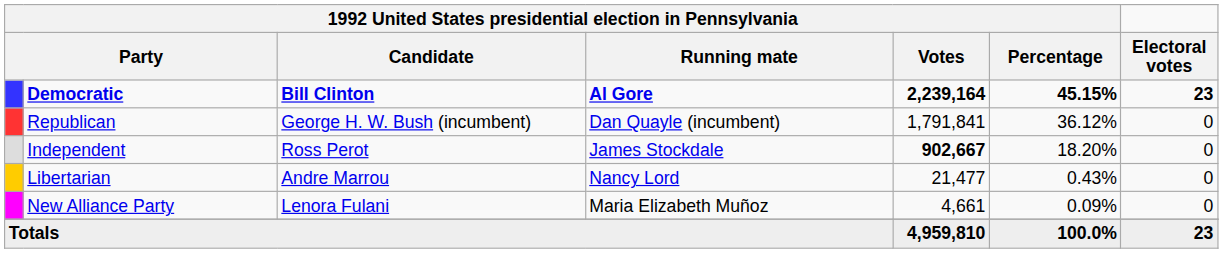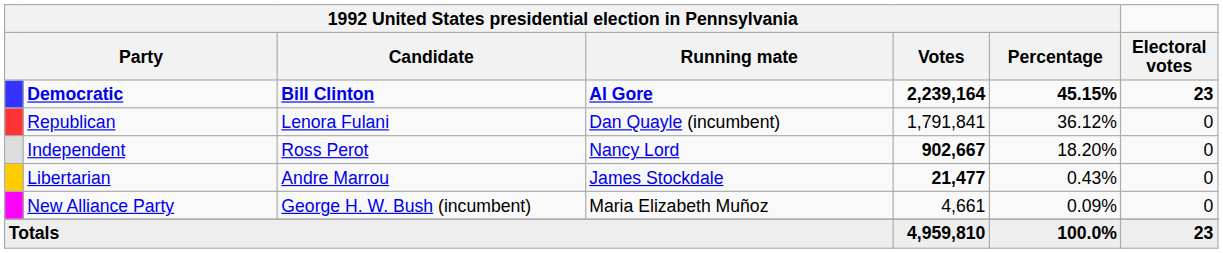(406, 122) George H. W. Bush (incumbent) -> (335, 122) Lenora Fulani
(656, 150) James Stockdale -> (634, 150) Nancy Lord
(634, 178) Nancy Lord -> (656, 178) James Stockdale
(958, 178) normal -> (958, 178) bold
(335, 206) Lenora Fulani -> (406, 206) George H. W. Bush (incumbent)
